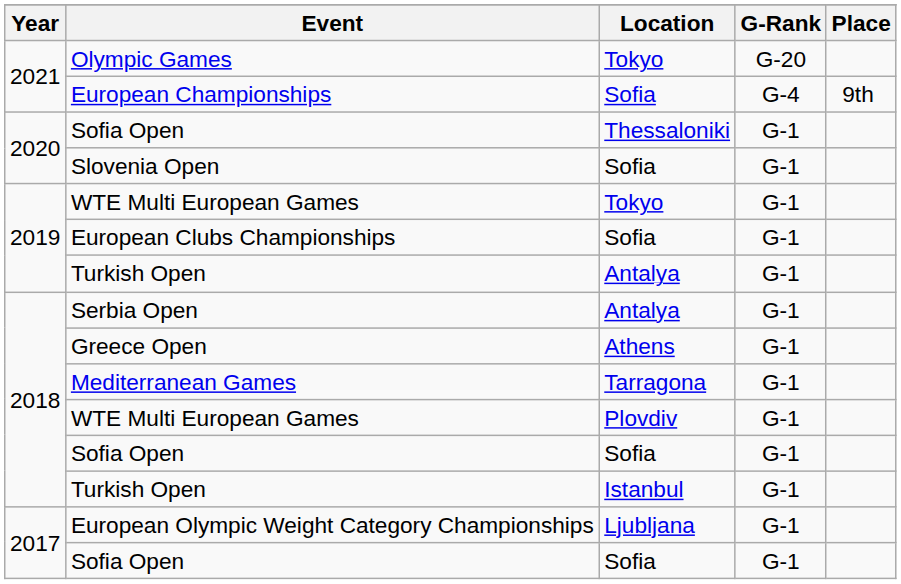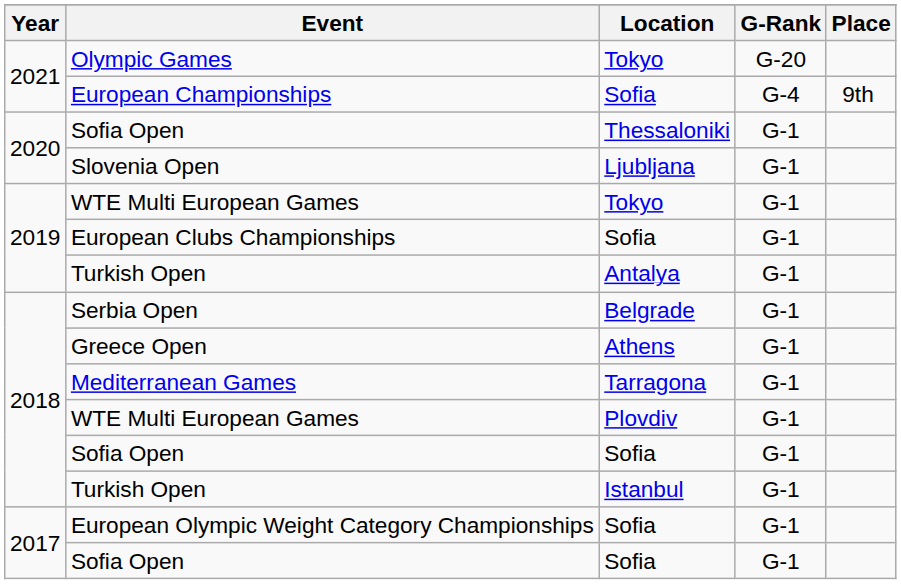(630, 166) Sofia -> (650, 166) Ljubljana
(642, 310) Antalya -> (650, 310) Belgrade
(650, 525) Ljubljana -> (630, 525) Sofia
